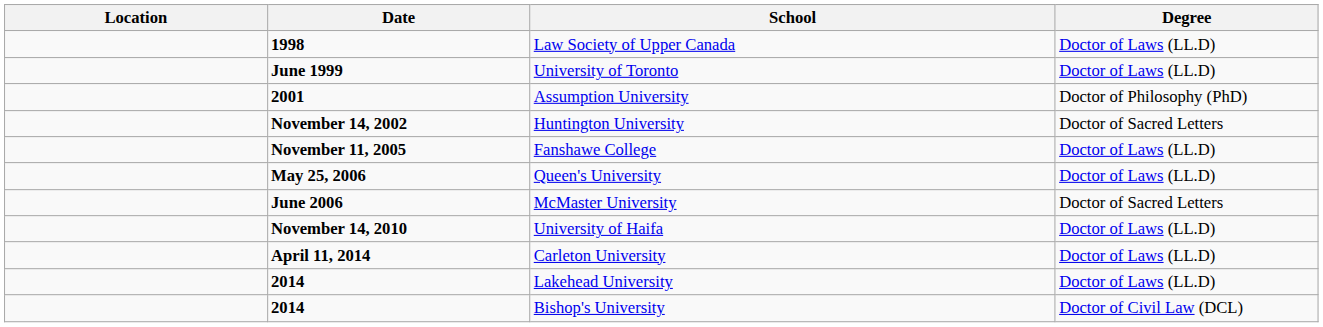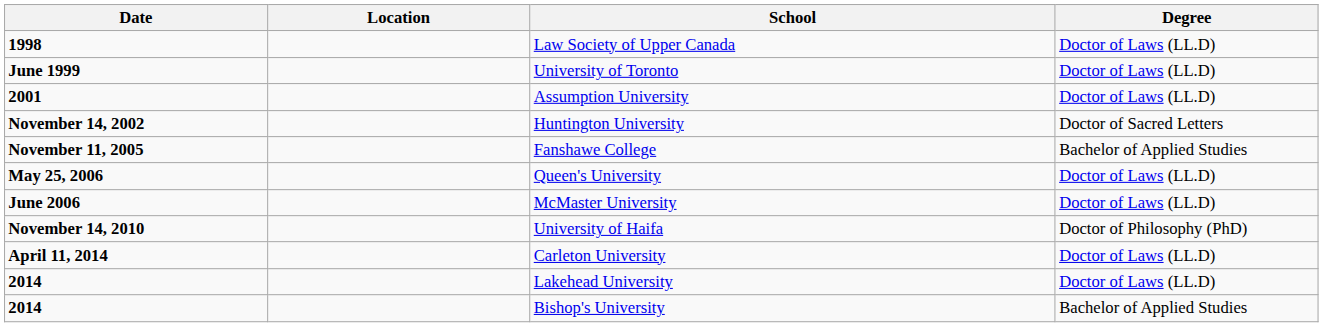columns swapped: (136, 17) <-> (399, 17)
(1153, 96) Doctor of Philosophy (PhD) -> (1137, 96) Doctor of Laws (LL.D)
(1137, 149) Doctor of Laws (LL.D) -> (1153, 149) Bachelor of Applied Studies
(1141, 202) Doctor of Sacred Letters -> (1137, 202) Doctor of Laws (LL.D)
(1137, 228) Doctor of Laws (LL.D) -> (1153, 228) Doctor of Philosophy (PhD)
(1151, 307) Doctor of Civil Law (DCL) -> (1153, 307) Bachelor of Applied Studies
